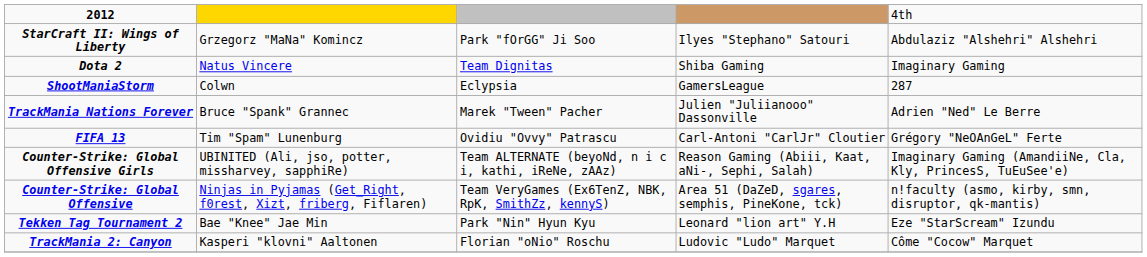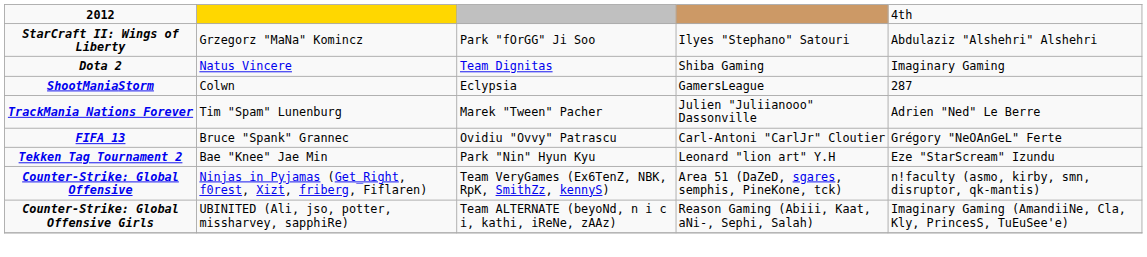(274, 112) Bruce "Spank" Grannec -> (271, 112) Tim "Spam" Lunenburg
(271, 138) Tim "Spam" Lunenburg -> (274, 138) Bruce "Spank" Grannec
rows swapped: (101, 223) <-> (101, 164)
- row: (101, 242)
